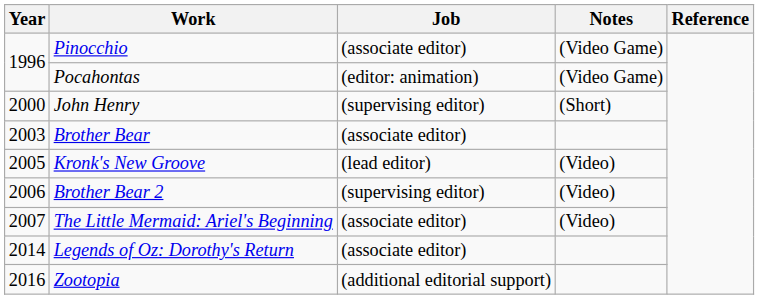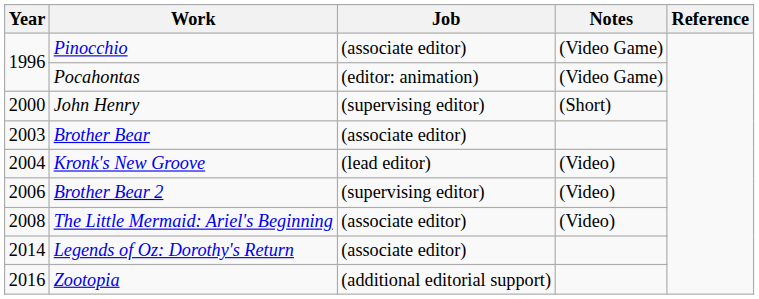(27, 163) 2005 -> (27, 163) 2004
(27, 221) 2007 -> (27, 221) 2008
